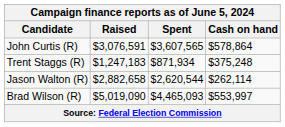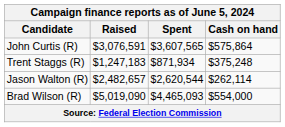(230, 46) $578,864 -> (230, 46) $575,864
(119, 79) $2,882,658 -> (119, 79) $2,482,657
(230, 96) $553,997 -> (230, 96) $554,000
